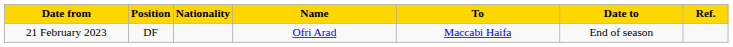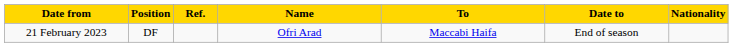columns swapped: (203, 14) <-> (706, 14)
